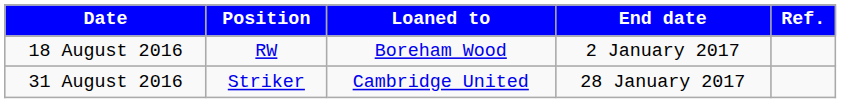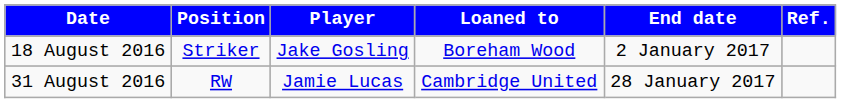+ column: (343, 20)
(266, 51) RW -> (221, 51) Striker
(266, 82) Striker -> (221, 82) RW
